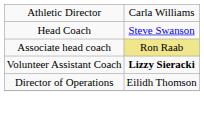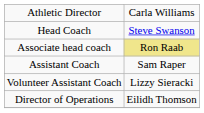+ row: (64, 64)
(162, 64) bold -> (162, 82) normal
